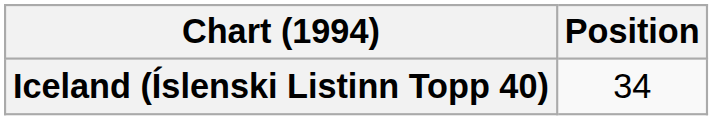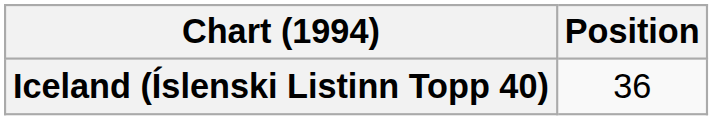(632, 85) 34 -> (632, 85) 36
